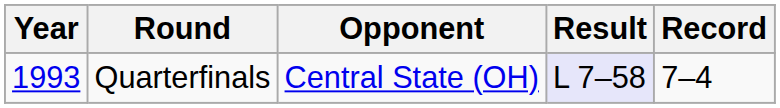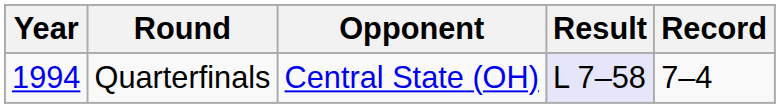(46, 77) 1993 -> (46, 77) 1994
